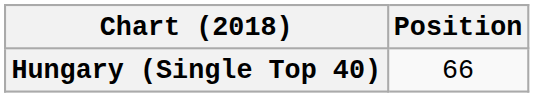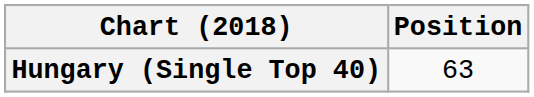(458, 70) 66 -> (458, 70) 63
